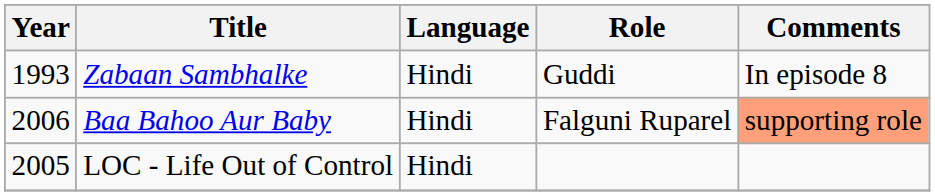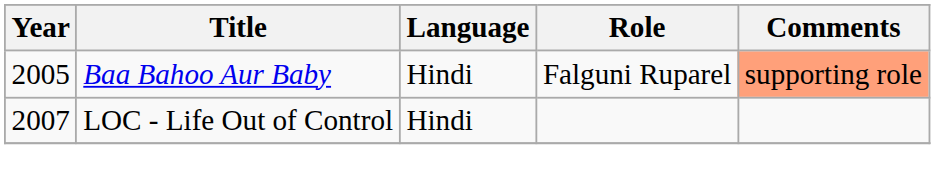- row: (195, 73)
(41, 119) 2006 -> (41, 73) 2005
(41, 166) 2005 -> (41, 119) 2007
